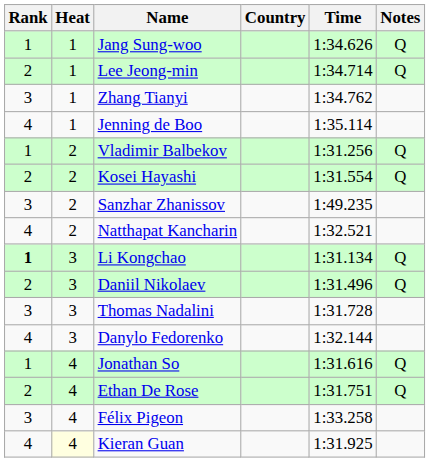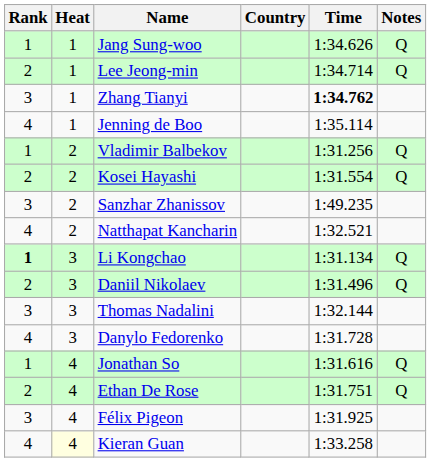(343, 97) normal -> (343, 97) bold
(343, 310) 1:31.728 -> (343, 310) 1:32.144
(343, 337) 1:32.144 -> (343, 337) 1:31.728
(343, 417) 1:33.258 -> (343, 417) 1:31.925
(343, 444) 1:31.925 -> (343, 444) 1:33.258
